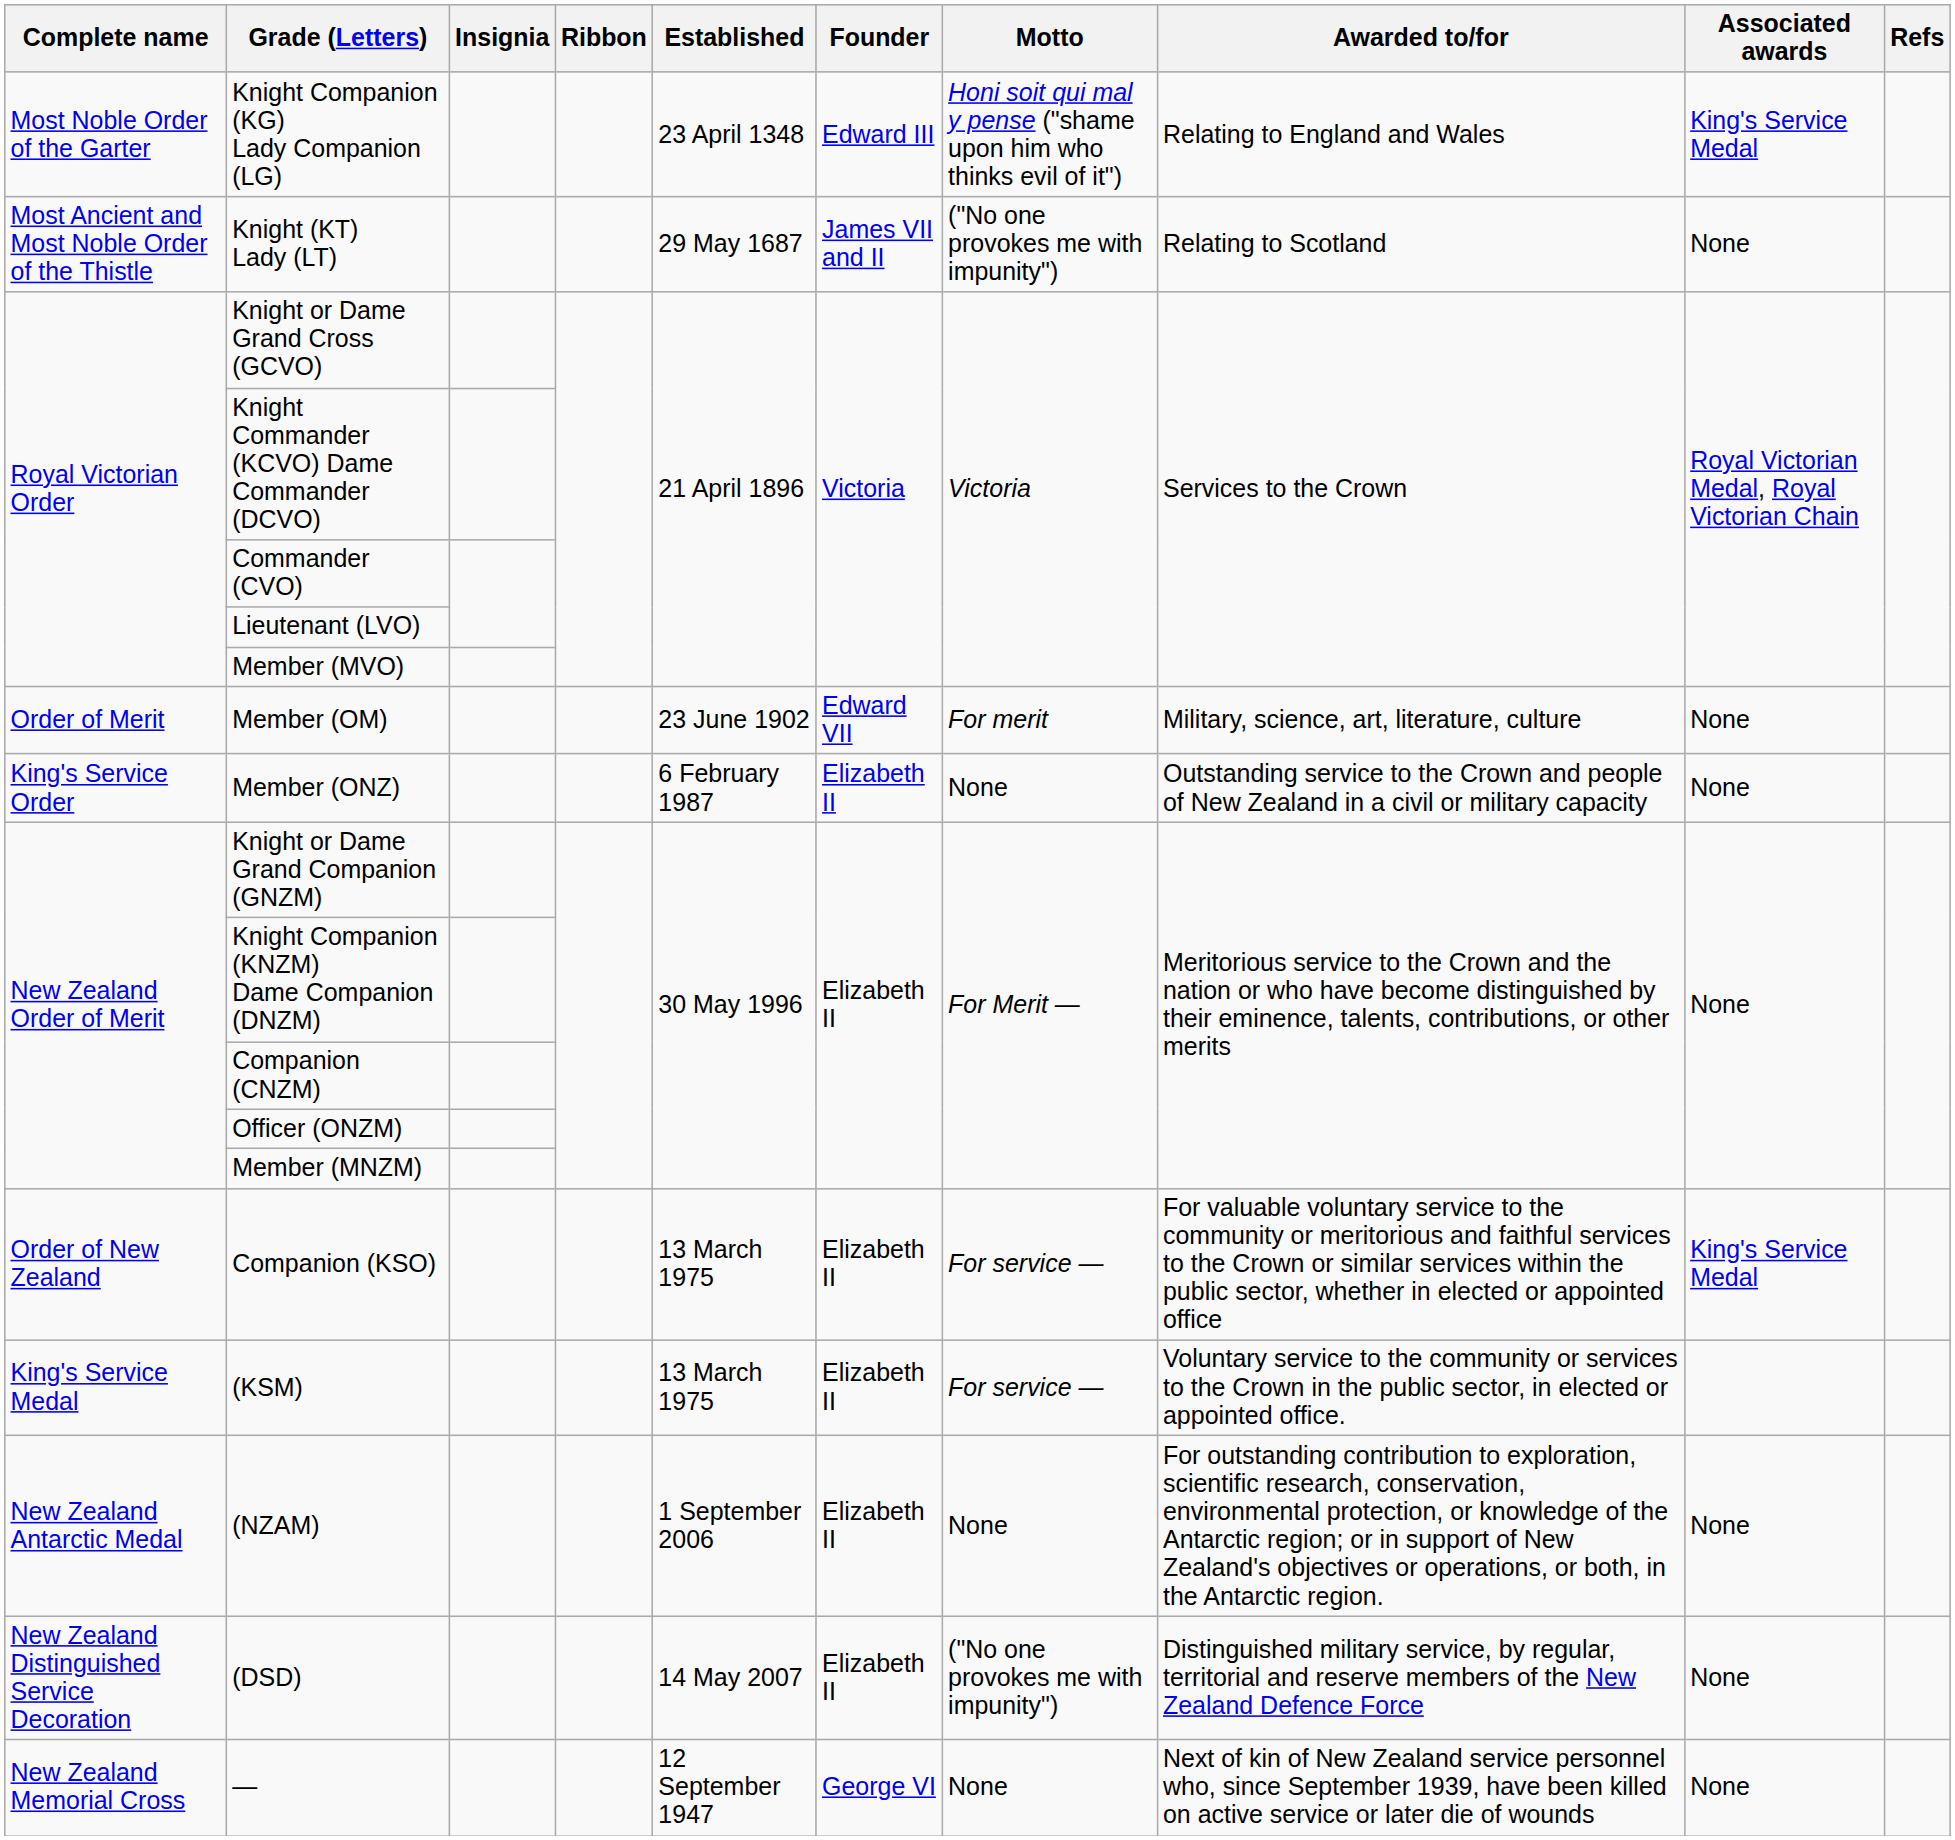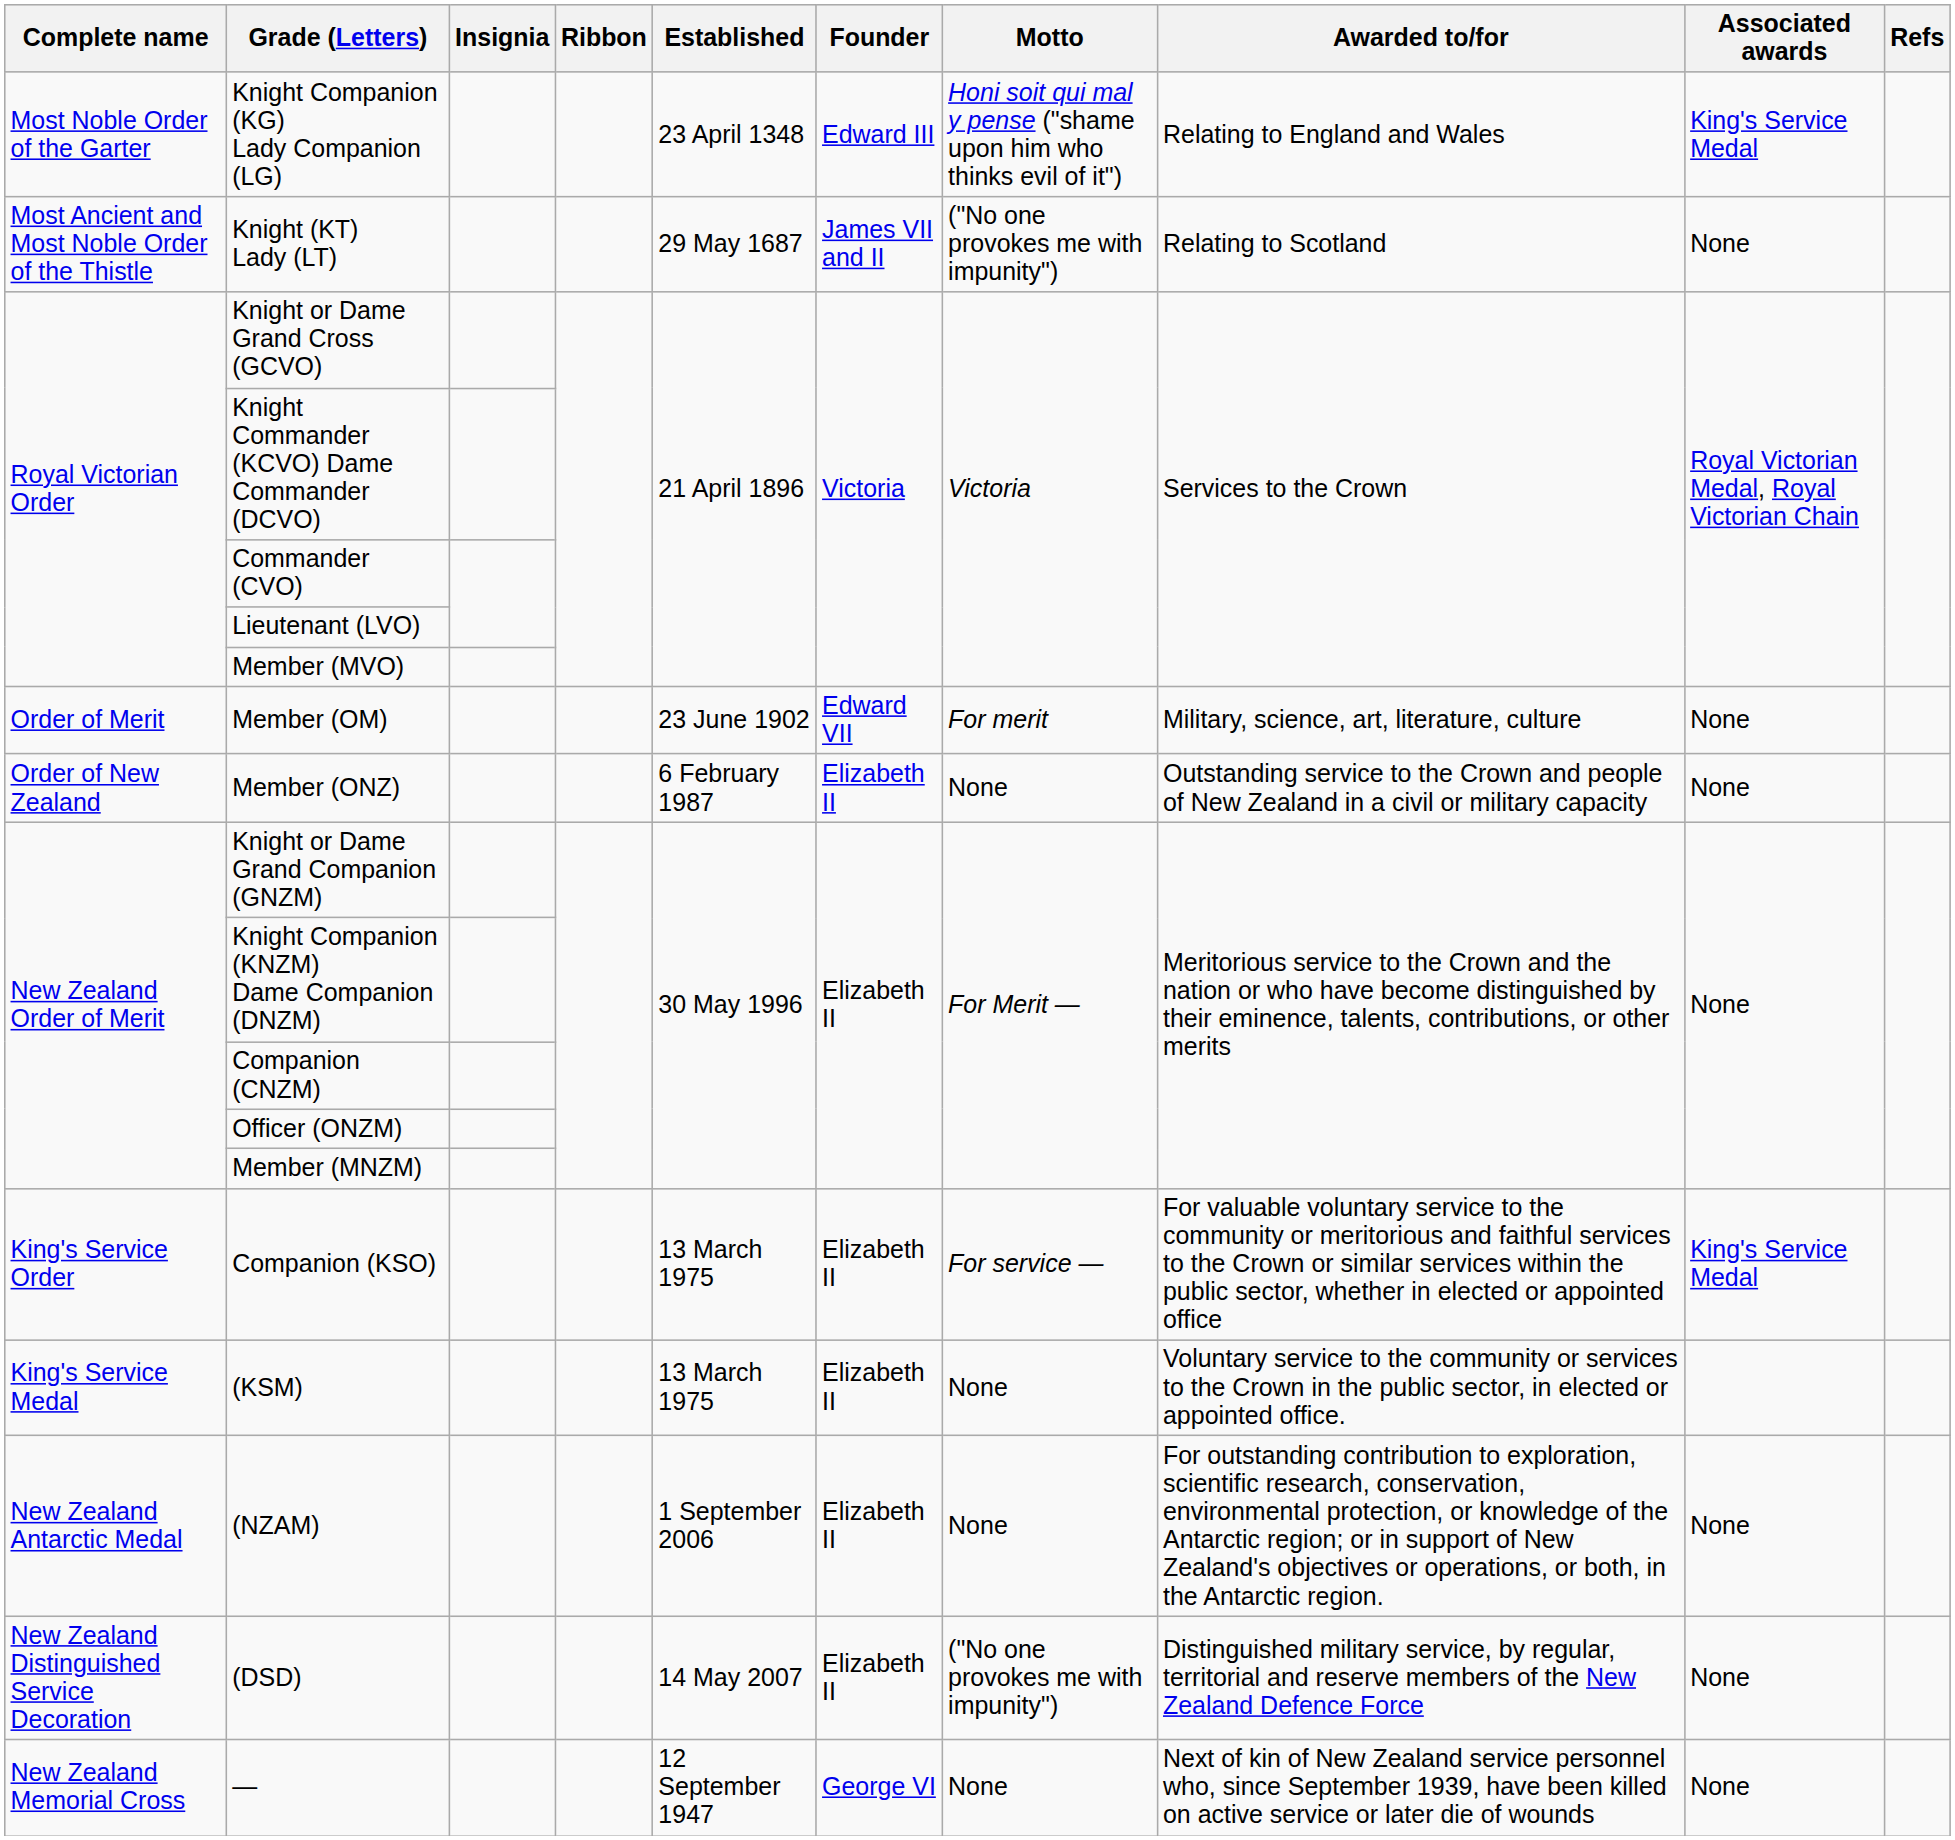(89, 787) King's Service Order -> (85, 787) Order of New Zealand
(85, 1263) Order of New Zealand -> (89, 1263) King's Service Order
(1026, 1387) For service — -> (978, 1387) None
